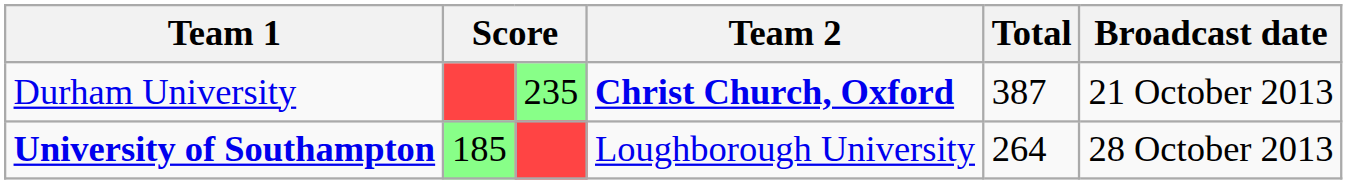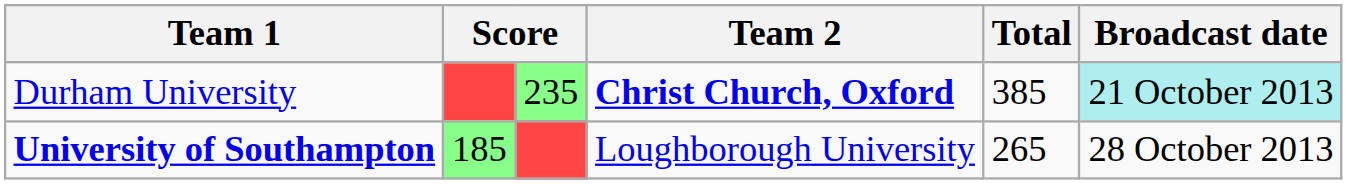(1019, 91) 387 -> (1019, 91) 385
(1211, 91) no background -> (1211, 91) paleturquoise background
(1019, 149) 264 -> (1019, 149) 265
